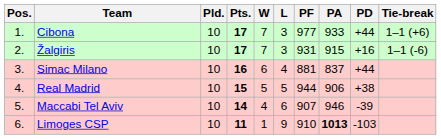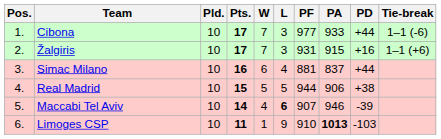(408, 32) 1–1 (+6) -> (408, 32) 1–1 (-6)
(408, 50) 1–1 (-6) -> (408, 50) 1–1 (+6)
(284, 106) normal -> (284, 106) bold
